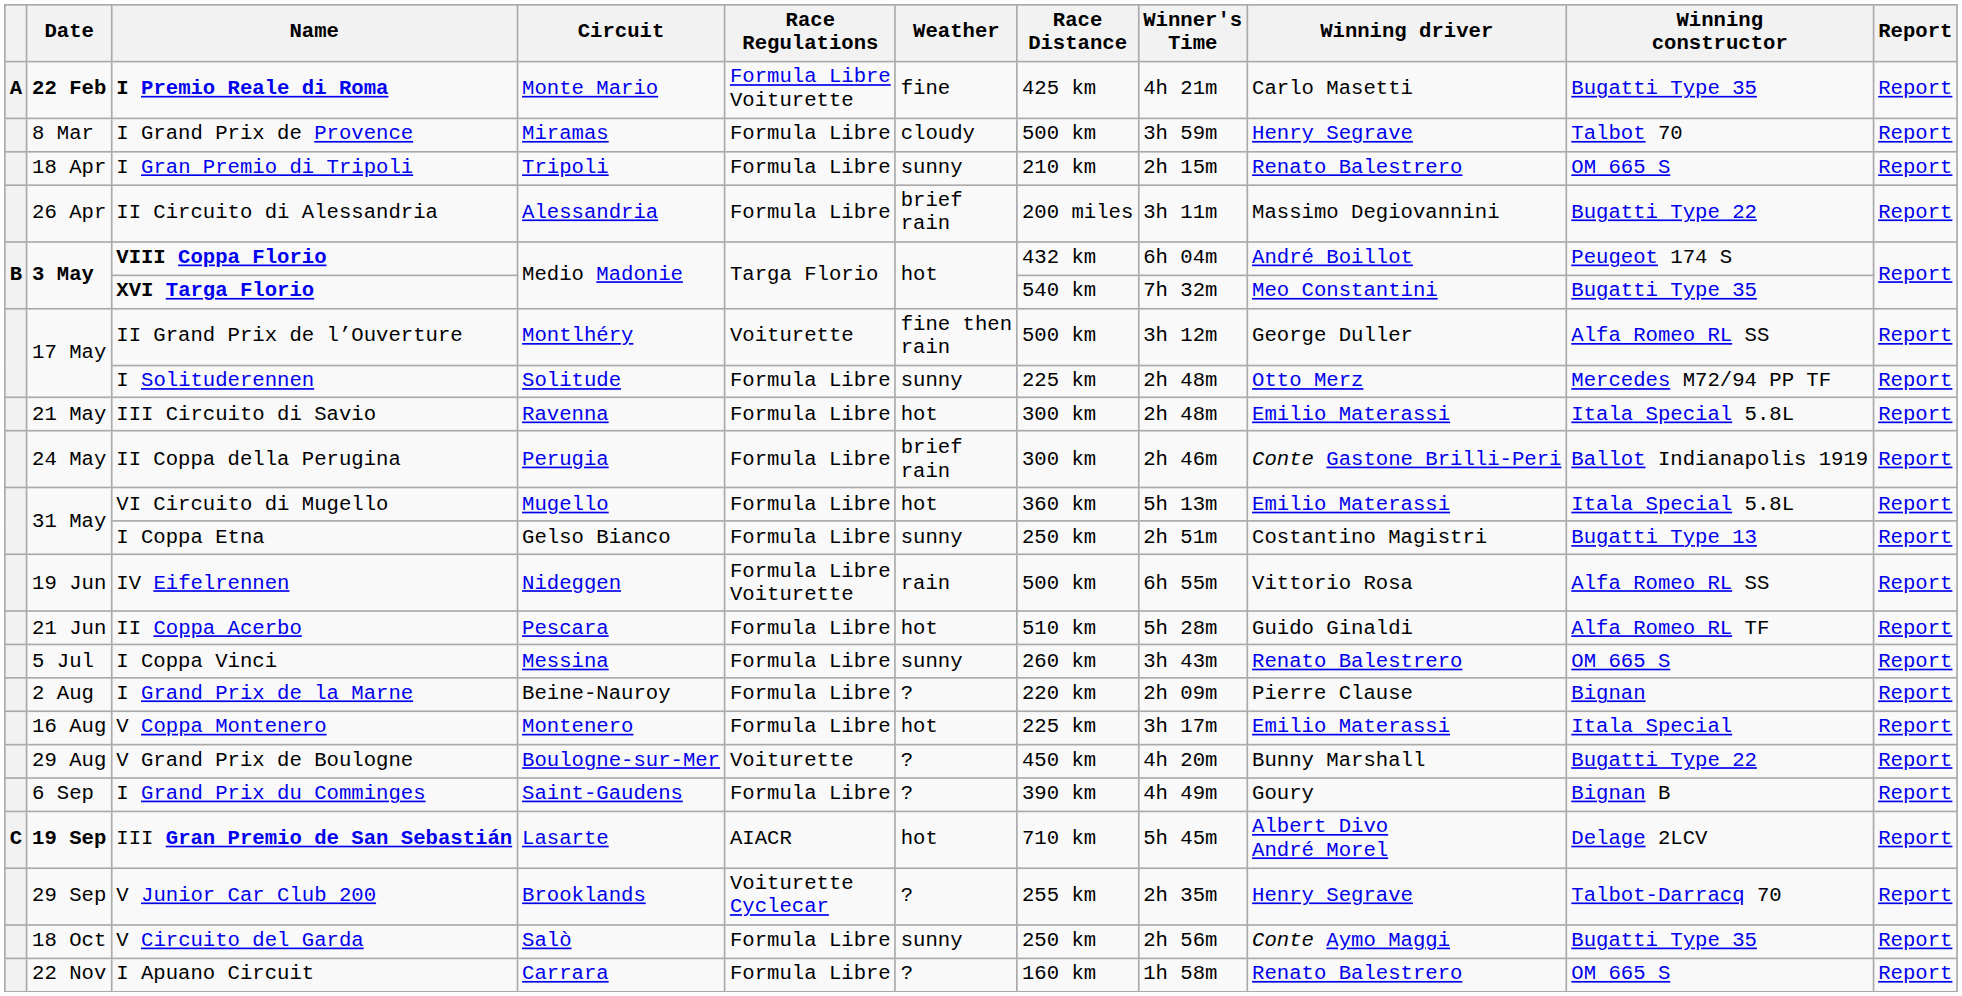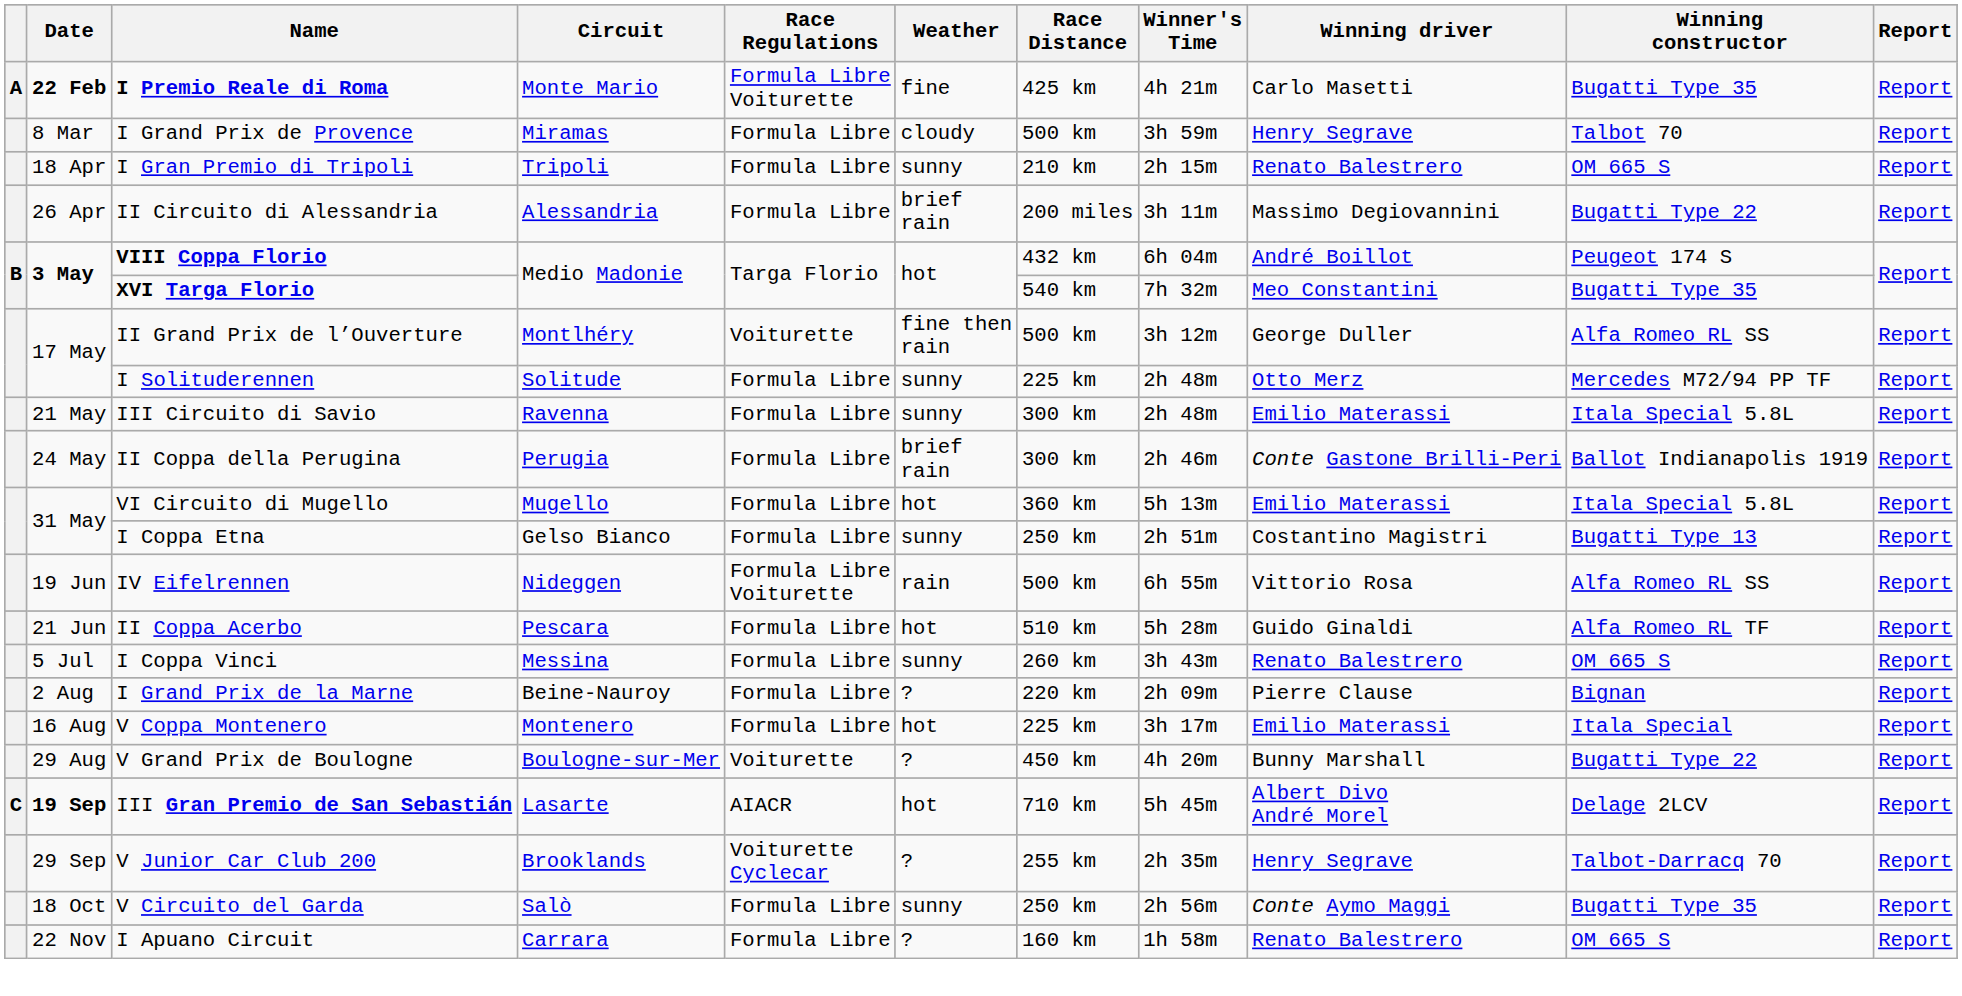(919, 415) hot -> (932, 415) sunny
- row: (271, 795)
